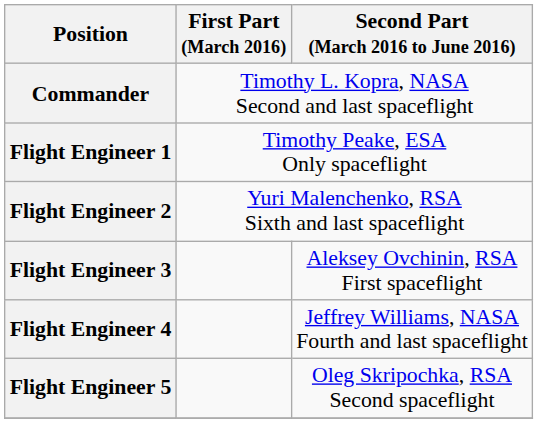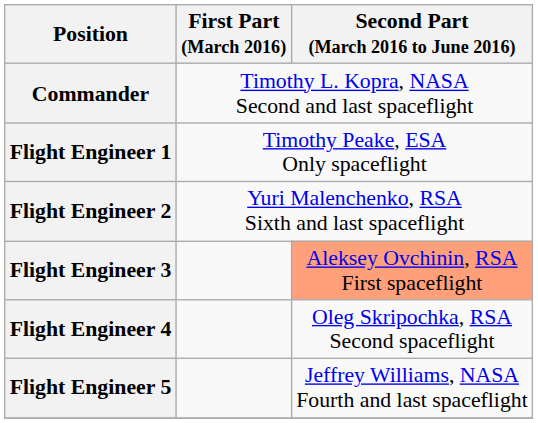(412, 269) no background -> (412, 269) lightsalmon background
(412, 328) Jeffrey Williams, NASA Fourth and last spaceflight -> (412, 328) Oleg Skripochka, RSA Second spaceflight
(412, 387) Oleg Skripochka, RSA Second spaceflight -> (412, 387) Jeffrey Williams, NASA Fourth and last spaceflight
